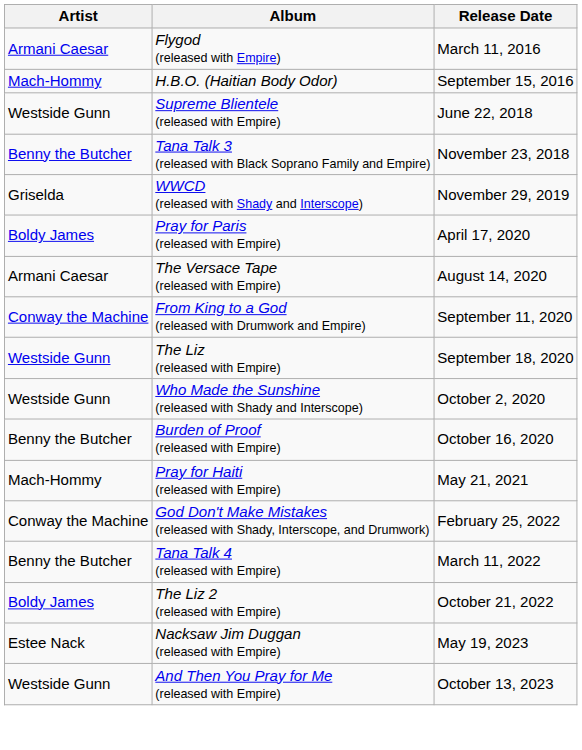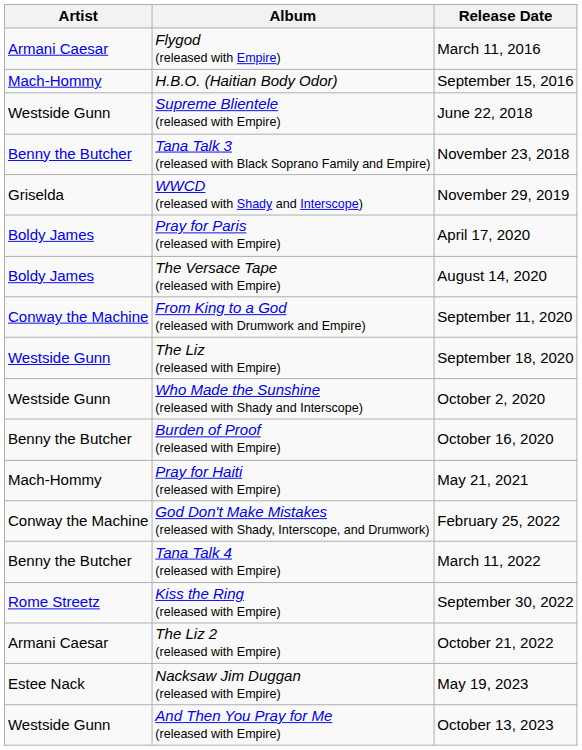(58, 276) Armani Caesar -> (51, 276) Boldy James
+ row: (218, 602)
(51, 602) Boldy James -> (58, 643) Armani Caesar
